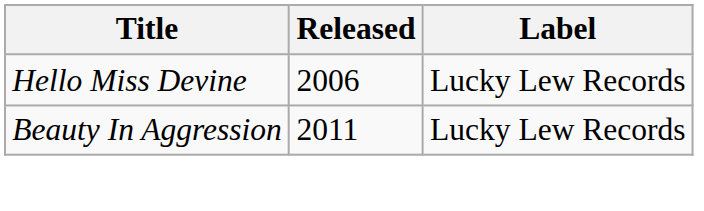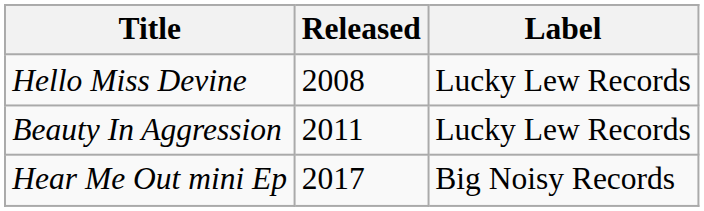(328, 79) 2006 -> (333, 79) 2008
+ row: (150, 179)
